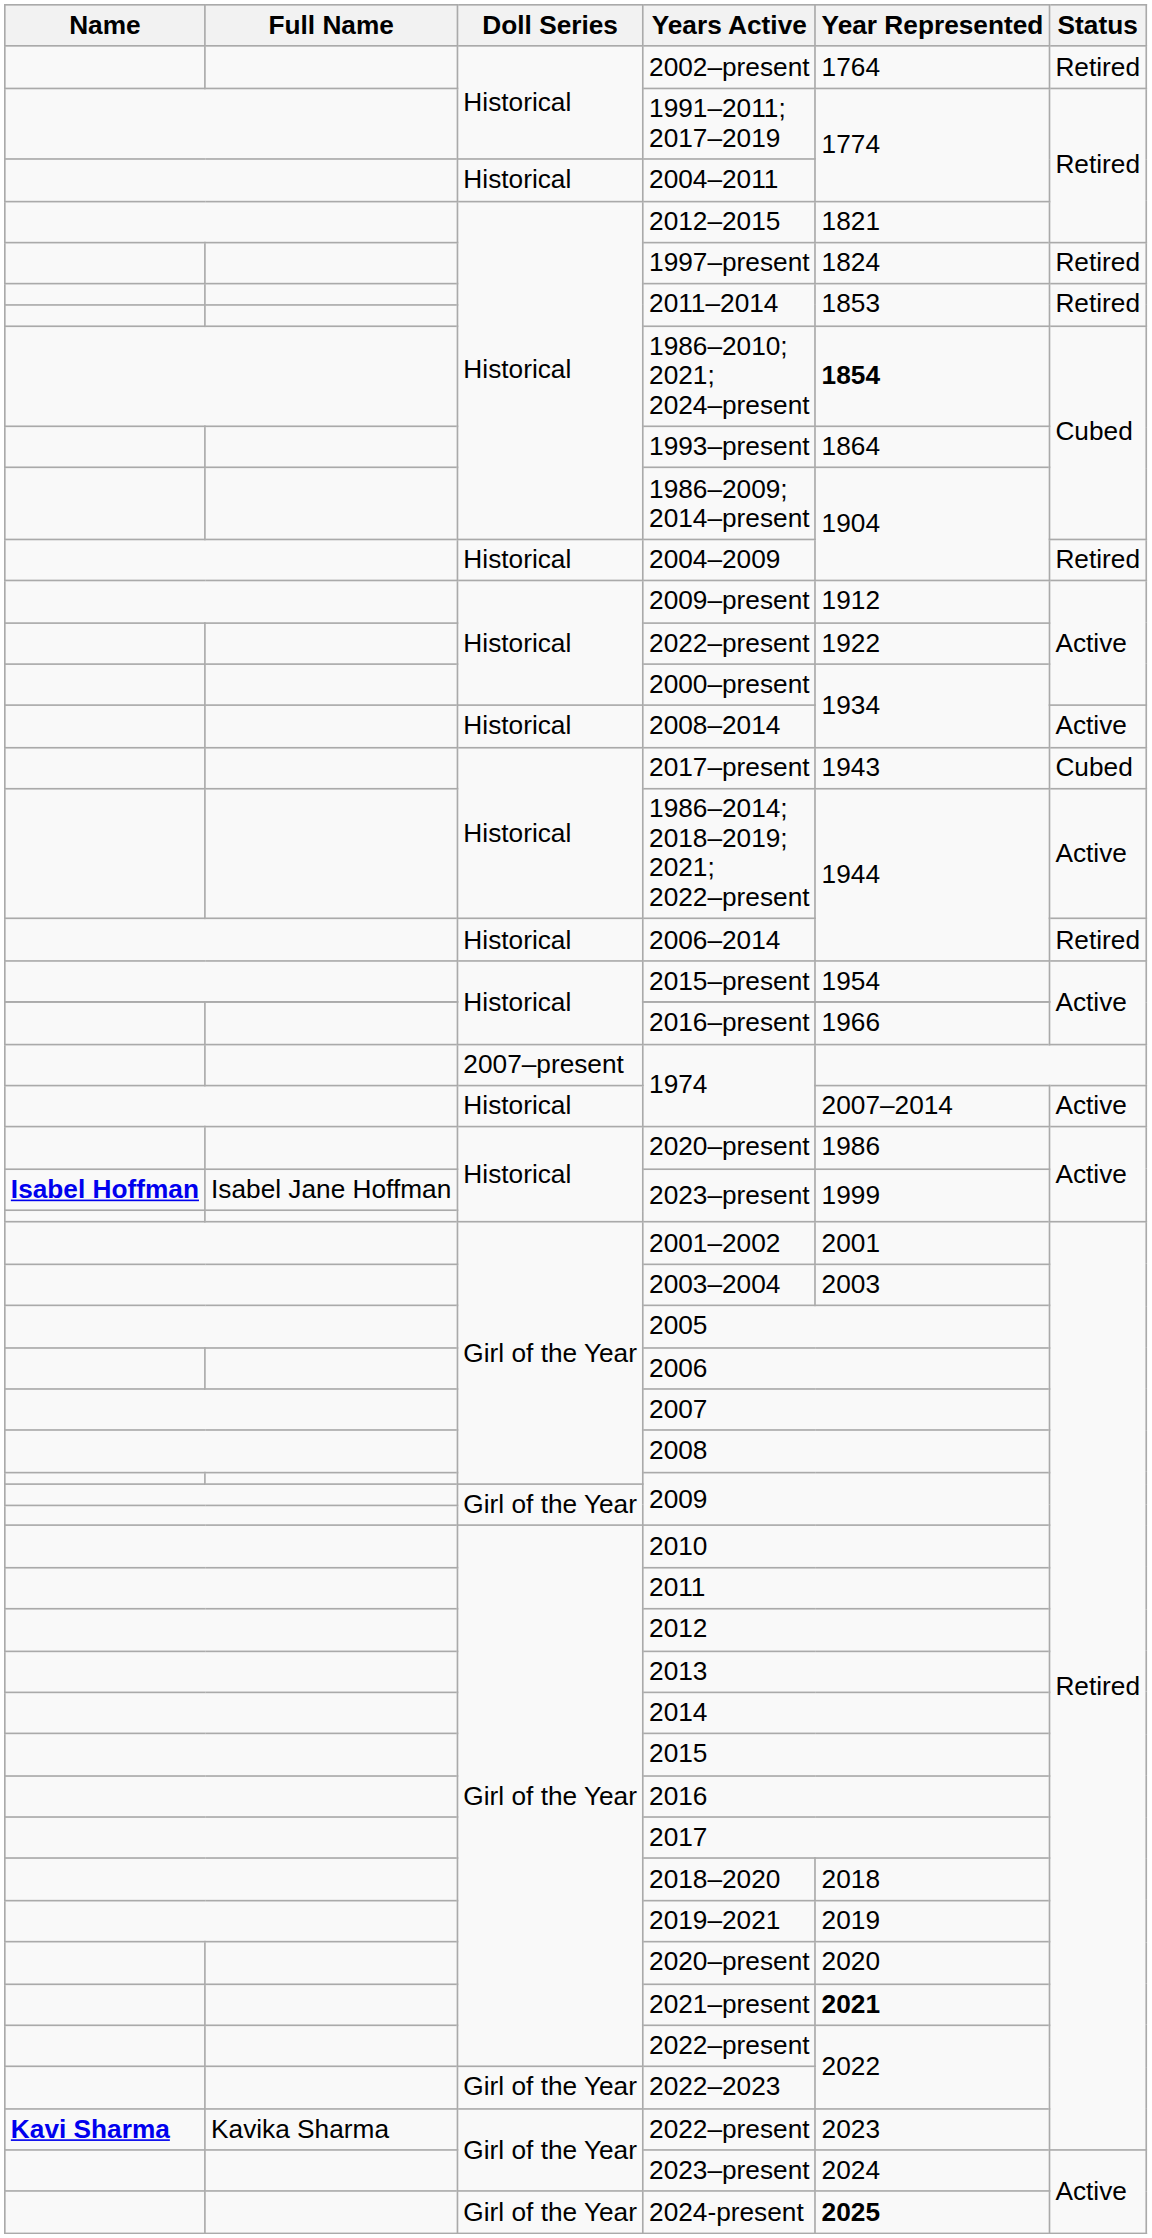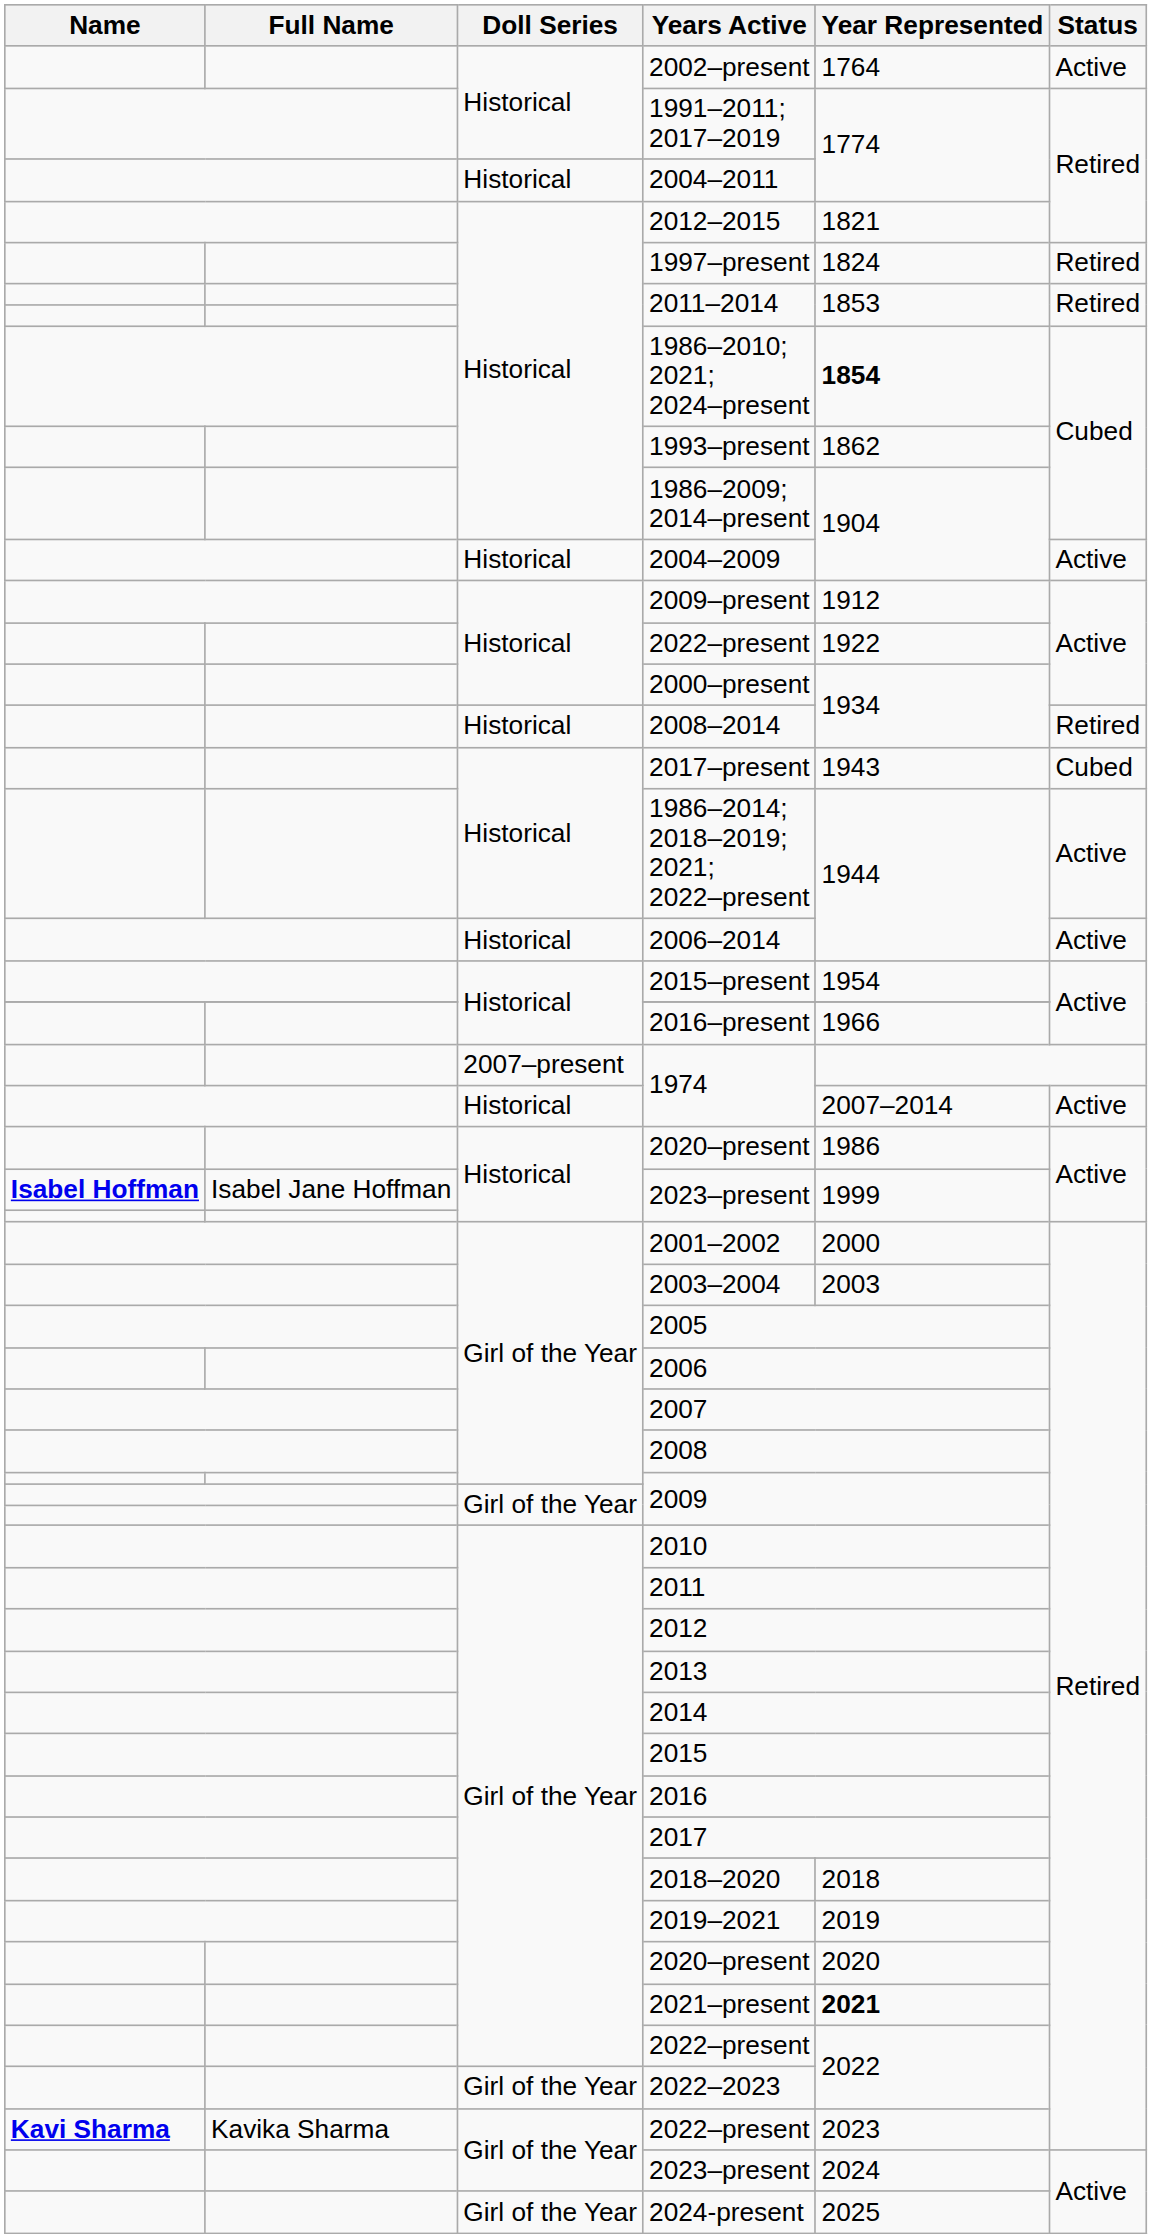(1098, 66) Retired -> (1091, 66) Active
(851, 446) 1864 -> (851, 446) 1862
(1098, 559) Retired -> (1091, 559) Active
(1091, 725) Active -> (1098, 725) Retired
(1098, 939) Retired -> (1091, 939) Active
(851, 1242) 2001 -> (851, 1242) 2000
(851, 2212) bold -> (851, 2212) normal
